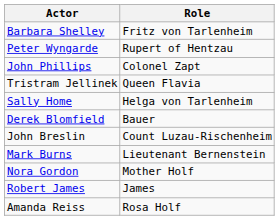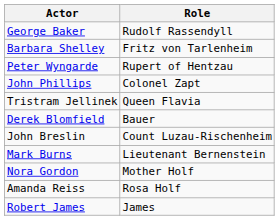+ row: (46, 31)
- row: (39, 101)
rows swapped: (46, 189) <-> (46, 207)
